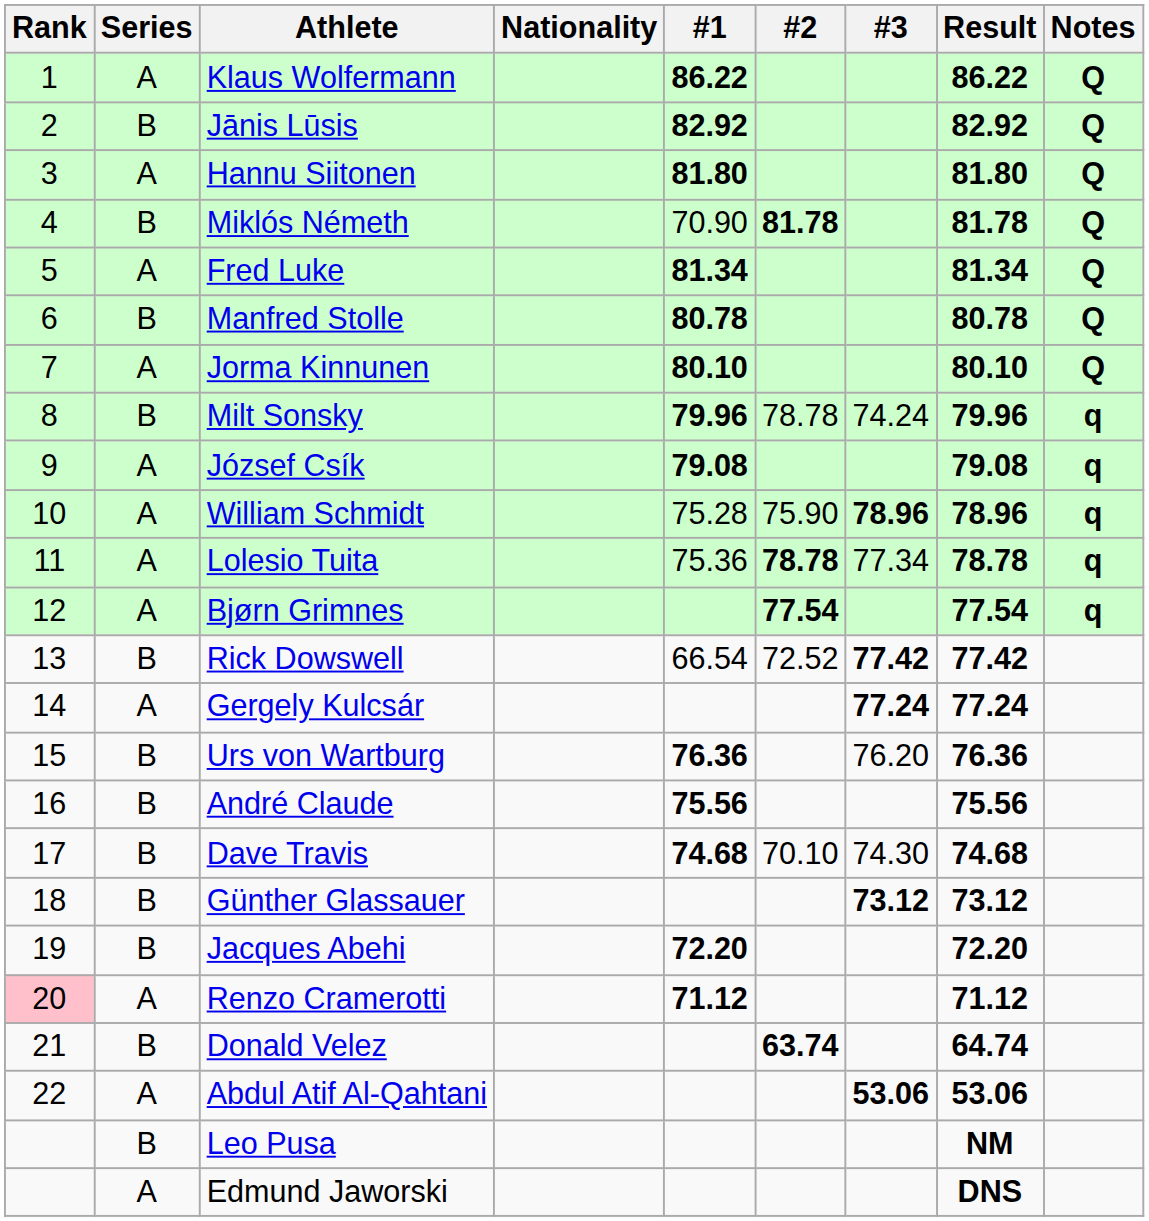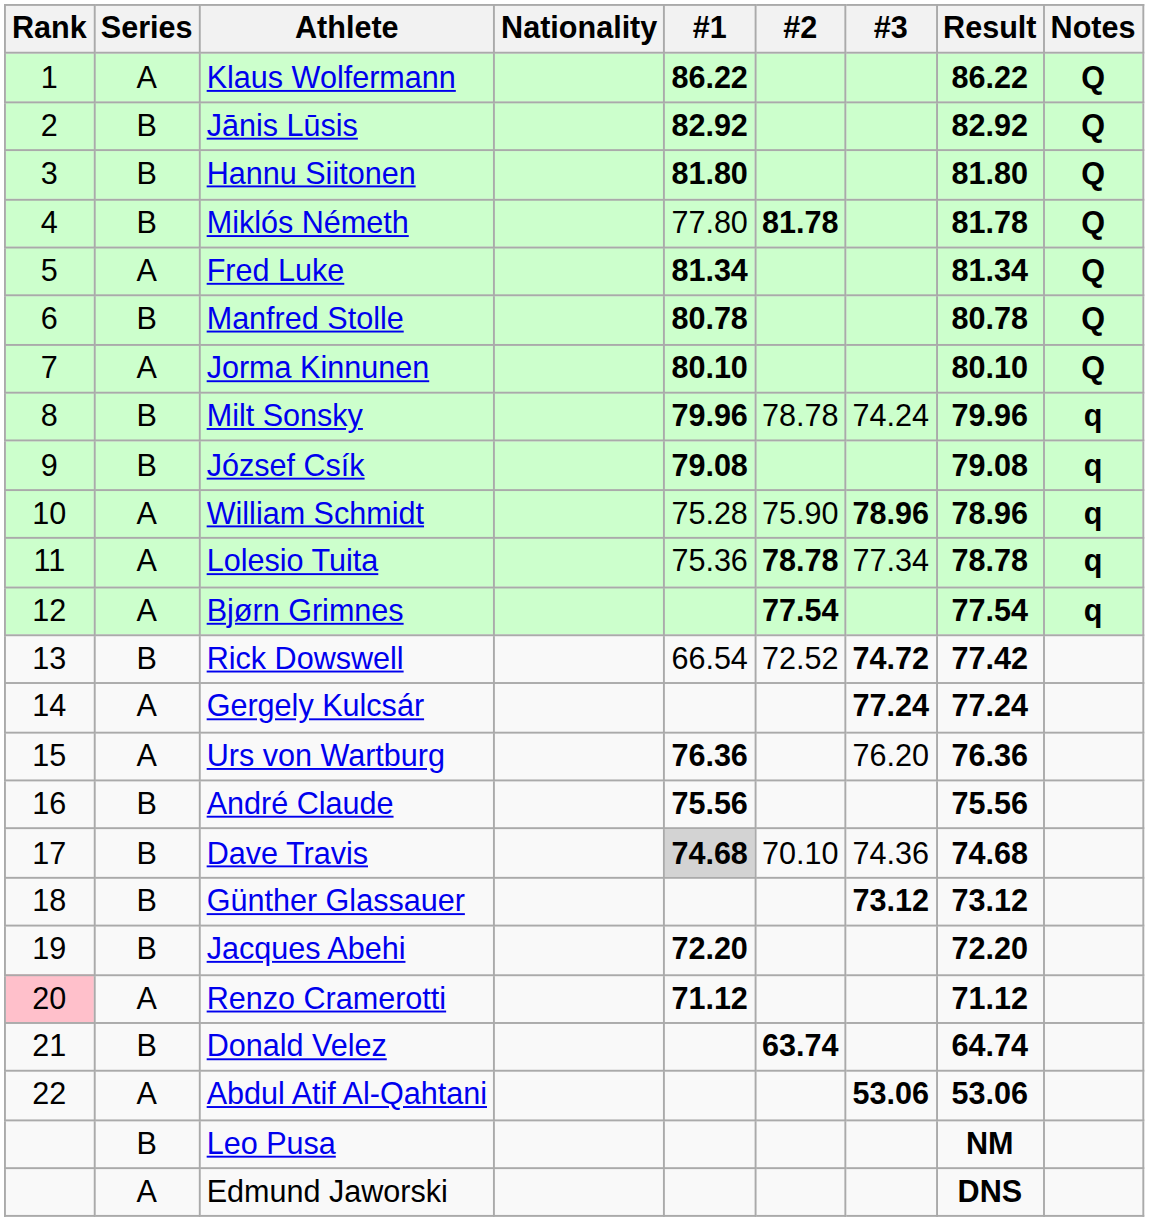(147, 174) A -> (147, 174) B
(710, 222) 70.90 -> (710, 222) 77.80
(147, 464) A -> (147, 464) B
(891, 658) 77.42 -> (891, 658) 74.72
(147, 755) B -> (147, 755) A
(710, 852) no background -> (710, 852) lightgrey background
(891, 852) 74.30 -> (891, 852) 74.36
